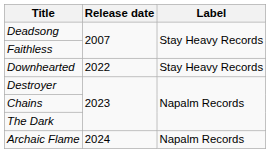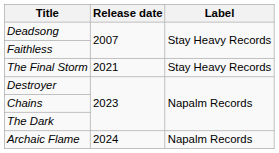+ row: (47, 67)
- row: (41, 67)
